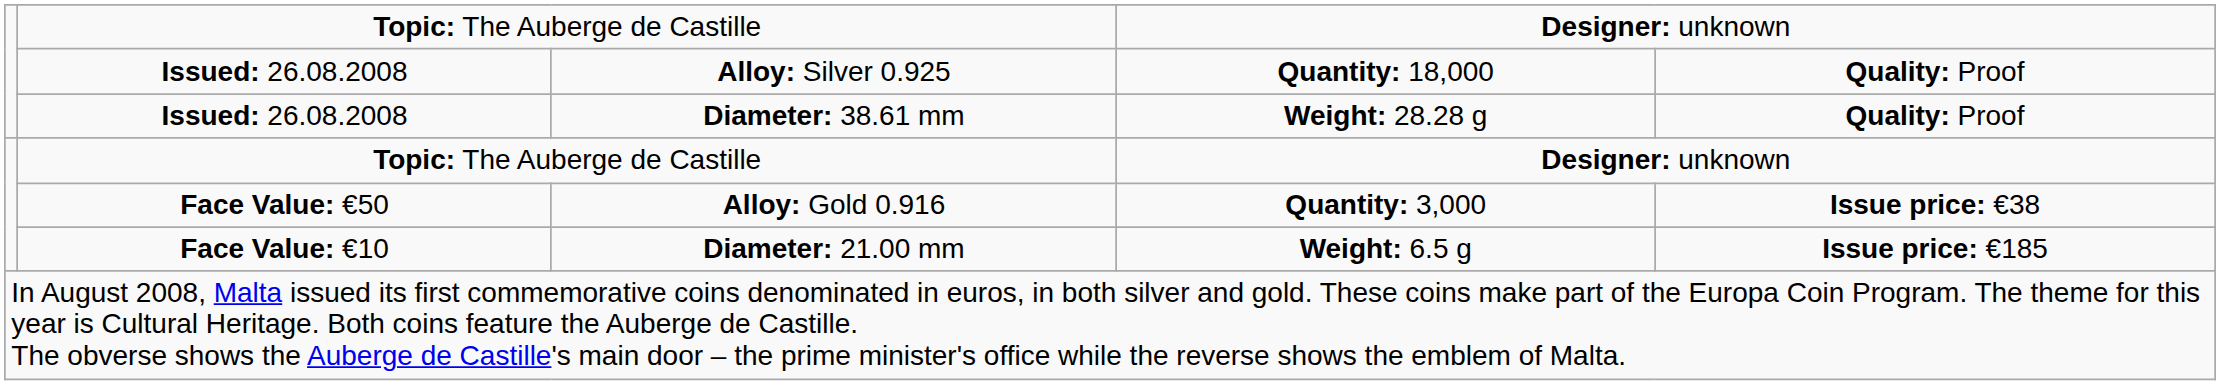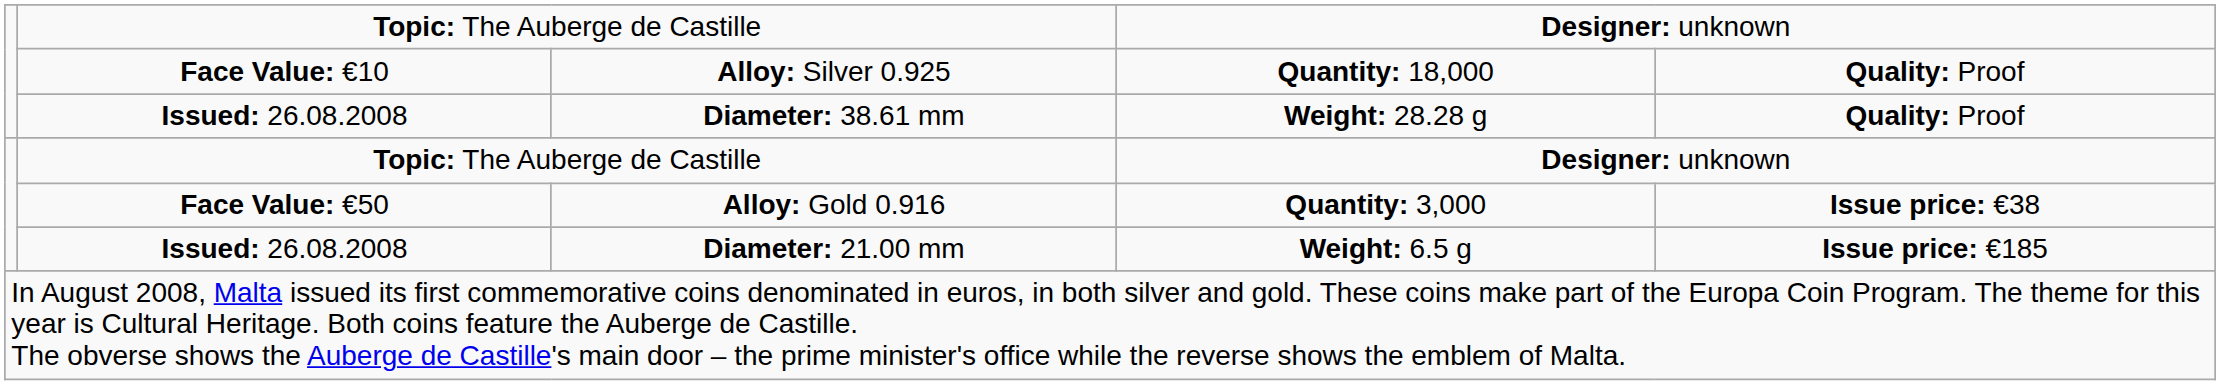(285, 71) Issued: 26.08.2008 -> (285, 71) Face Value: €10
(285, 248) Face Value: €10 -> (285, 248) Issued: 26.08.2008
